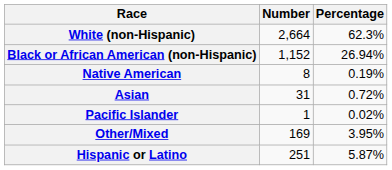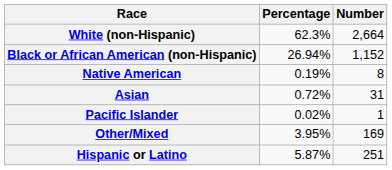columns swapped: (286, 14) <-> (350, 14)
